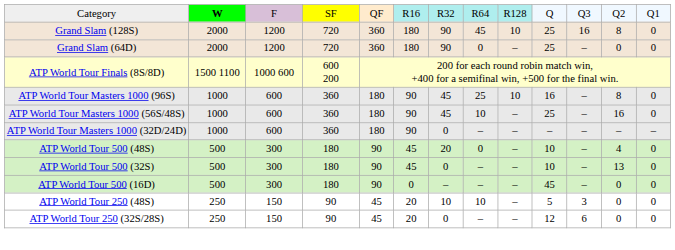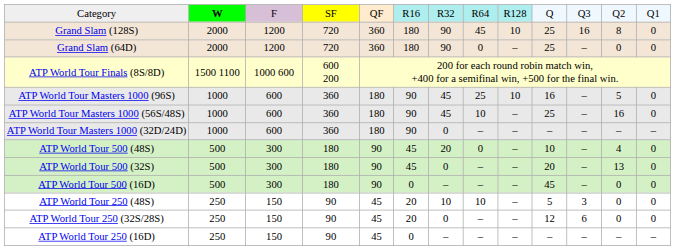(619, 96) 8 -> (619, 96) 5
(550, 166) 10 -> (550, 166) 20
+ row: (97, 237)
